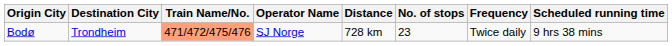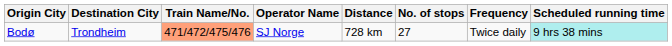(404, 31) 23 -> (404, 31) 27
(568, 31) no background -> (568, 31) paleturquoise background
